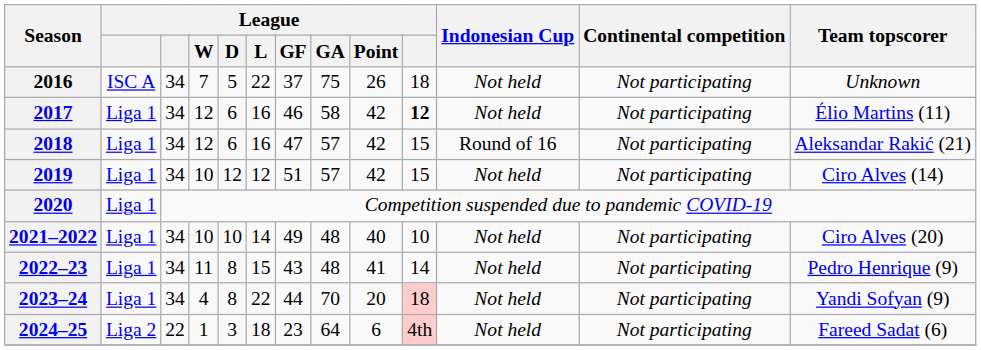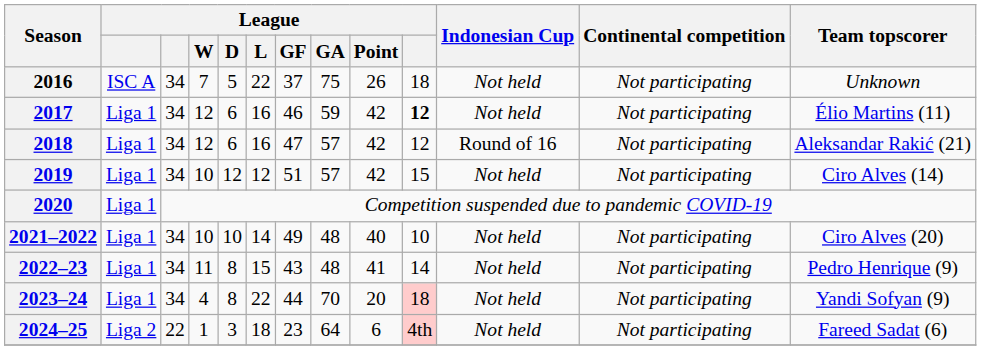(330, 112) 58 -> (330, 112) 59
(420, 143) 15 -> (420, 143) 12
